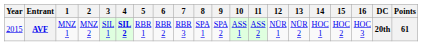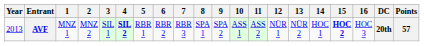(14, 29) 2015 -> (14, 29) 2013
(341, 29) normal -> (342, 29) bold
(405, 29) 61 -> (406, 29) 57
